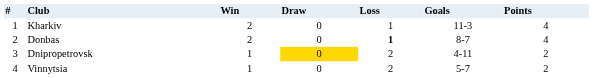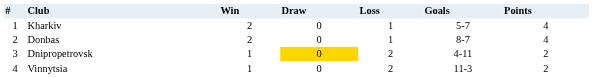(463, 25) 11-3 -> (463, 25) 5-7
(391, 39) bold -> (391, 39) normal
(463, 68) 5-7 -> (463, 68) 11-3
